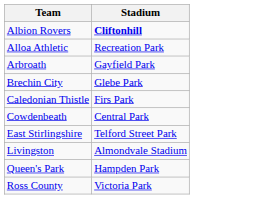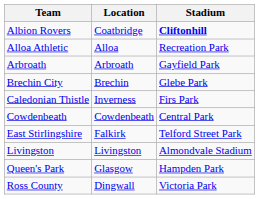+ column: (124, 13)
